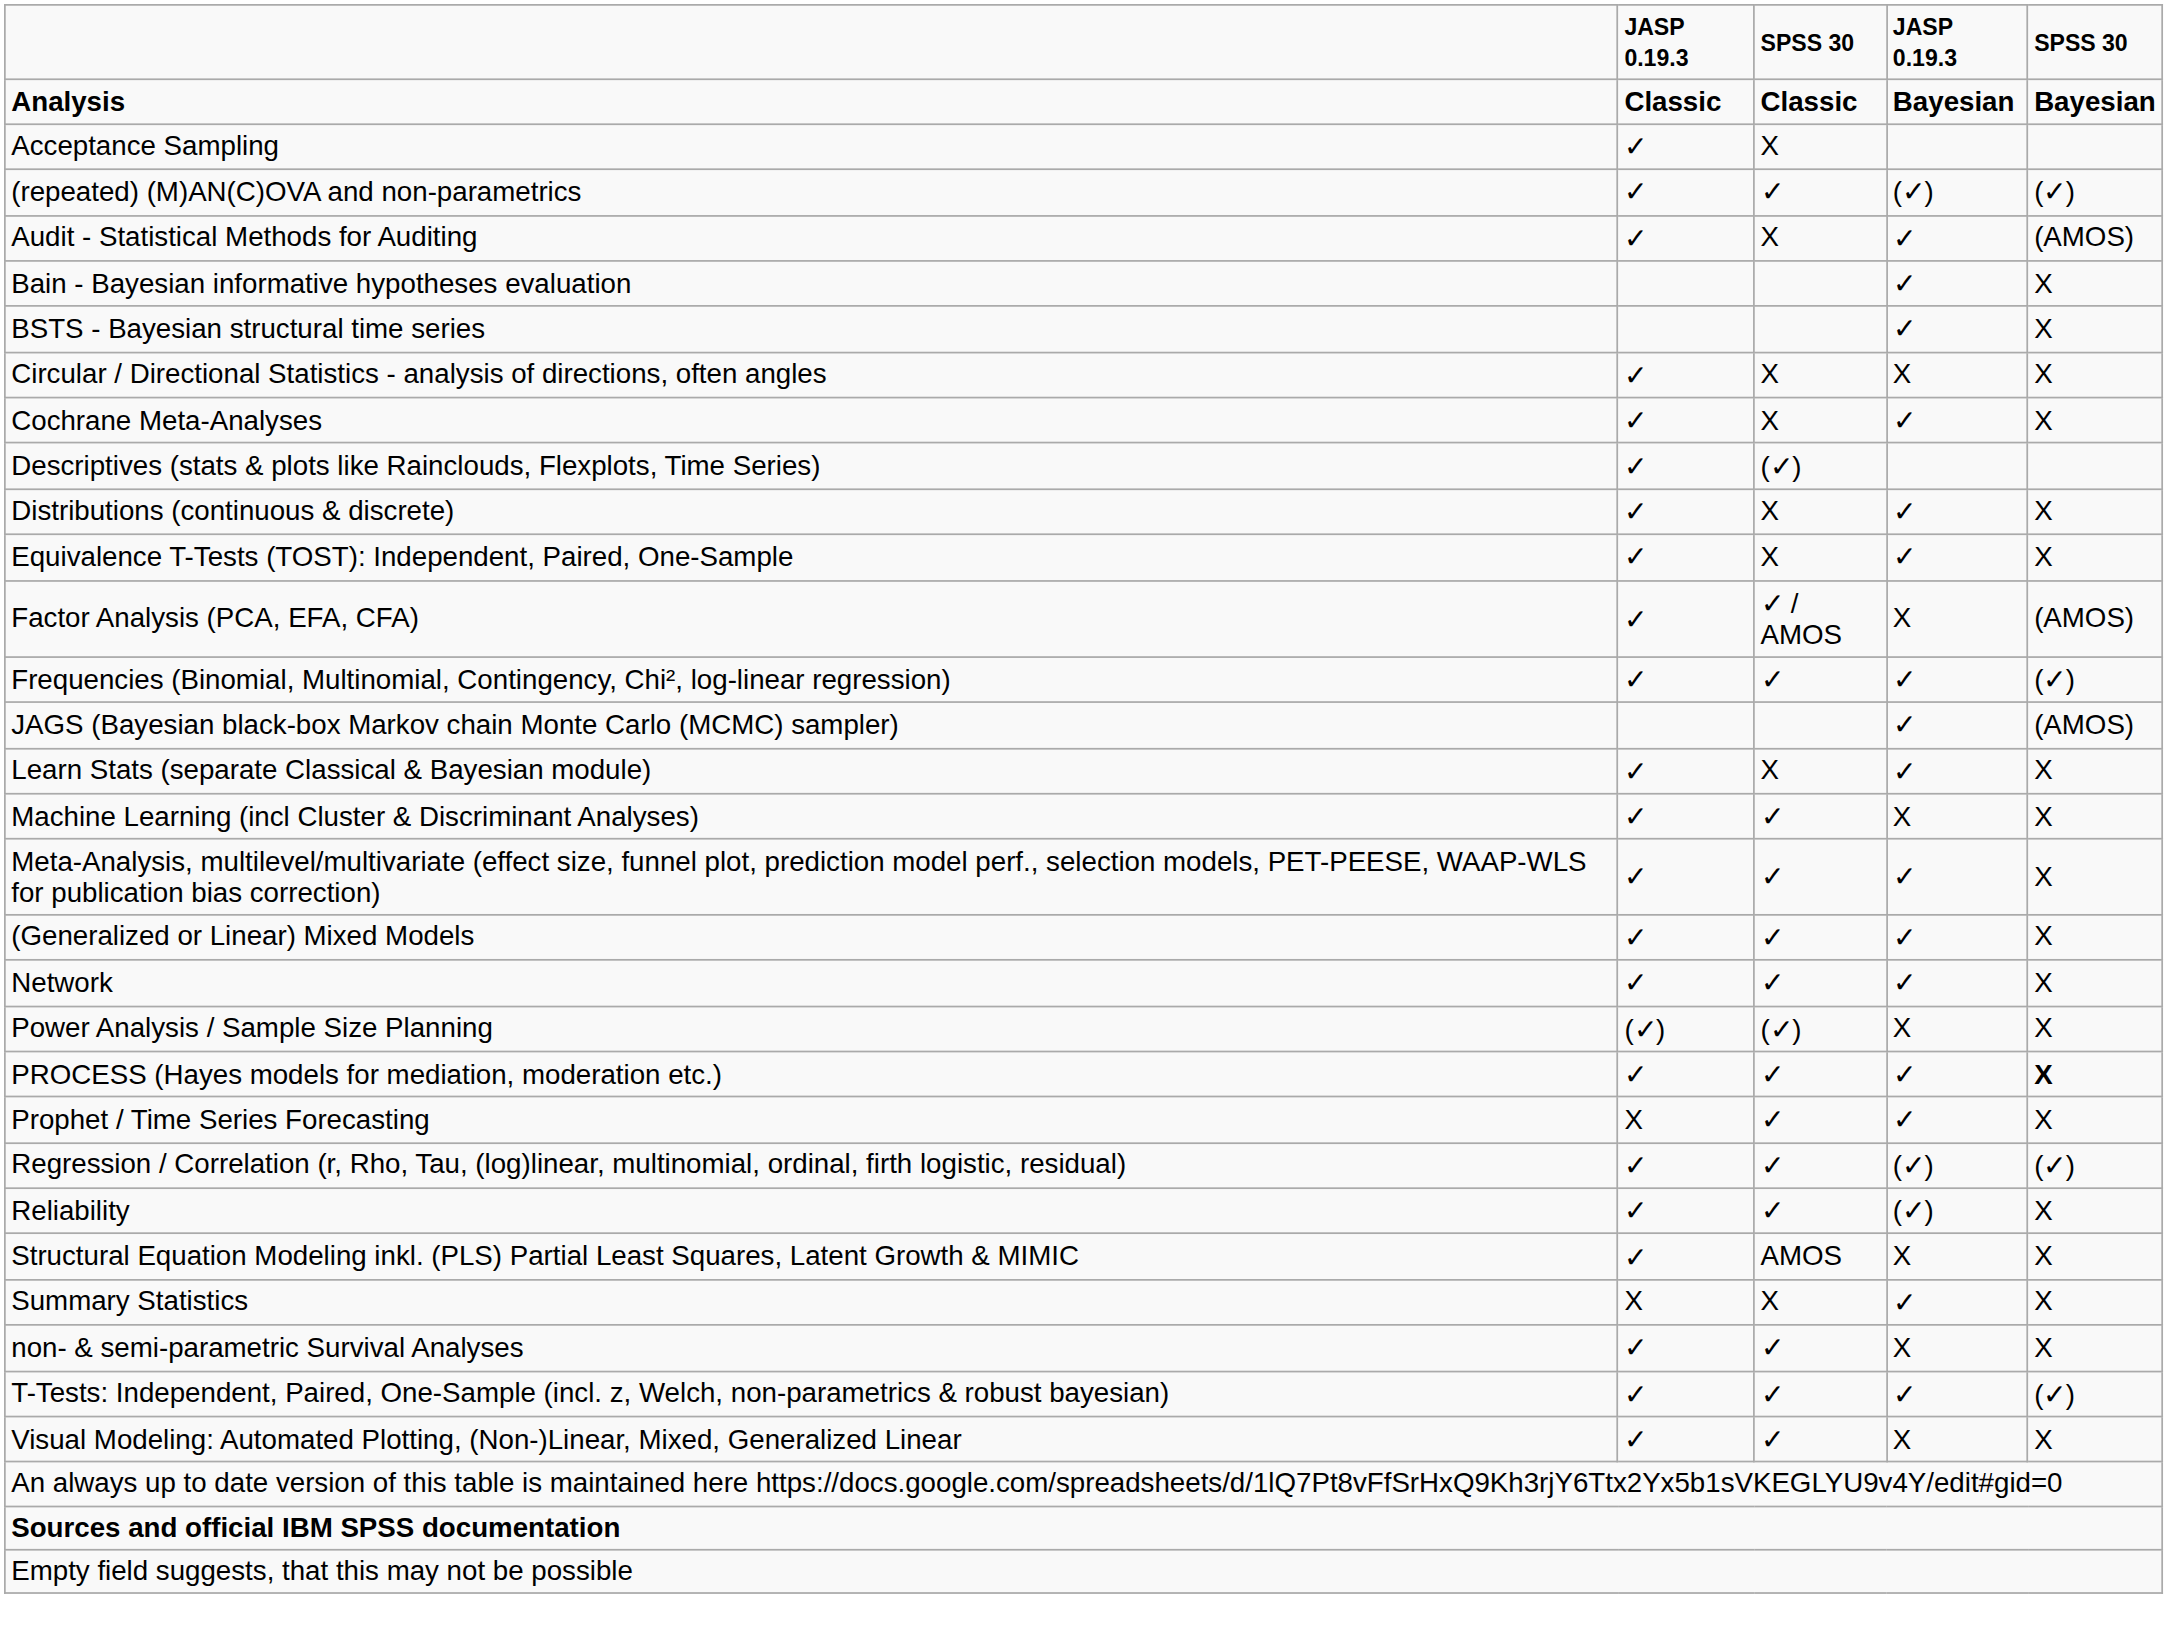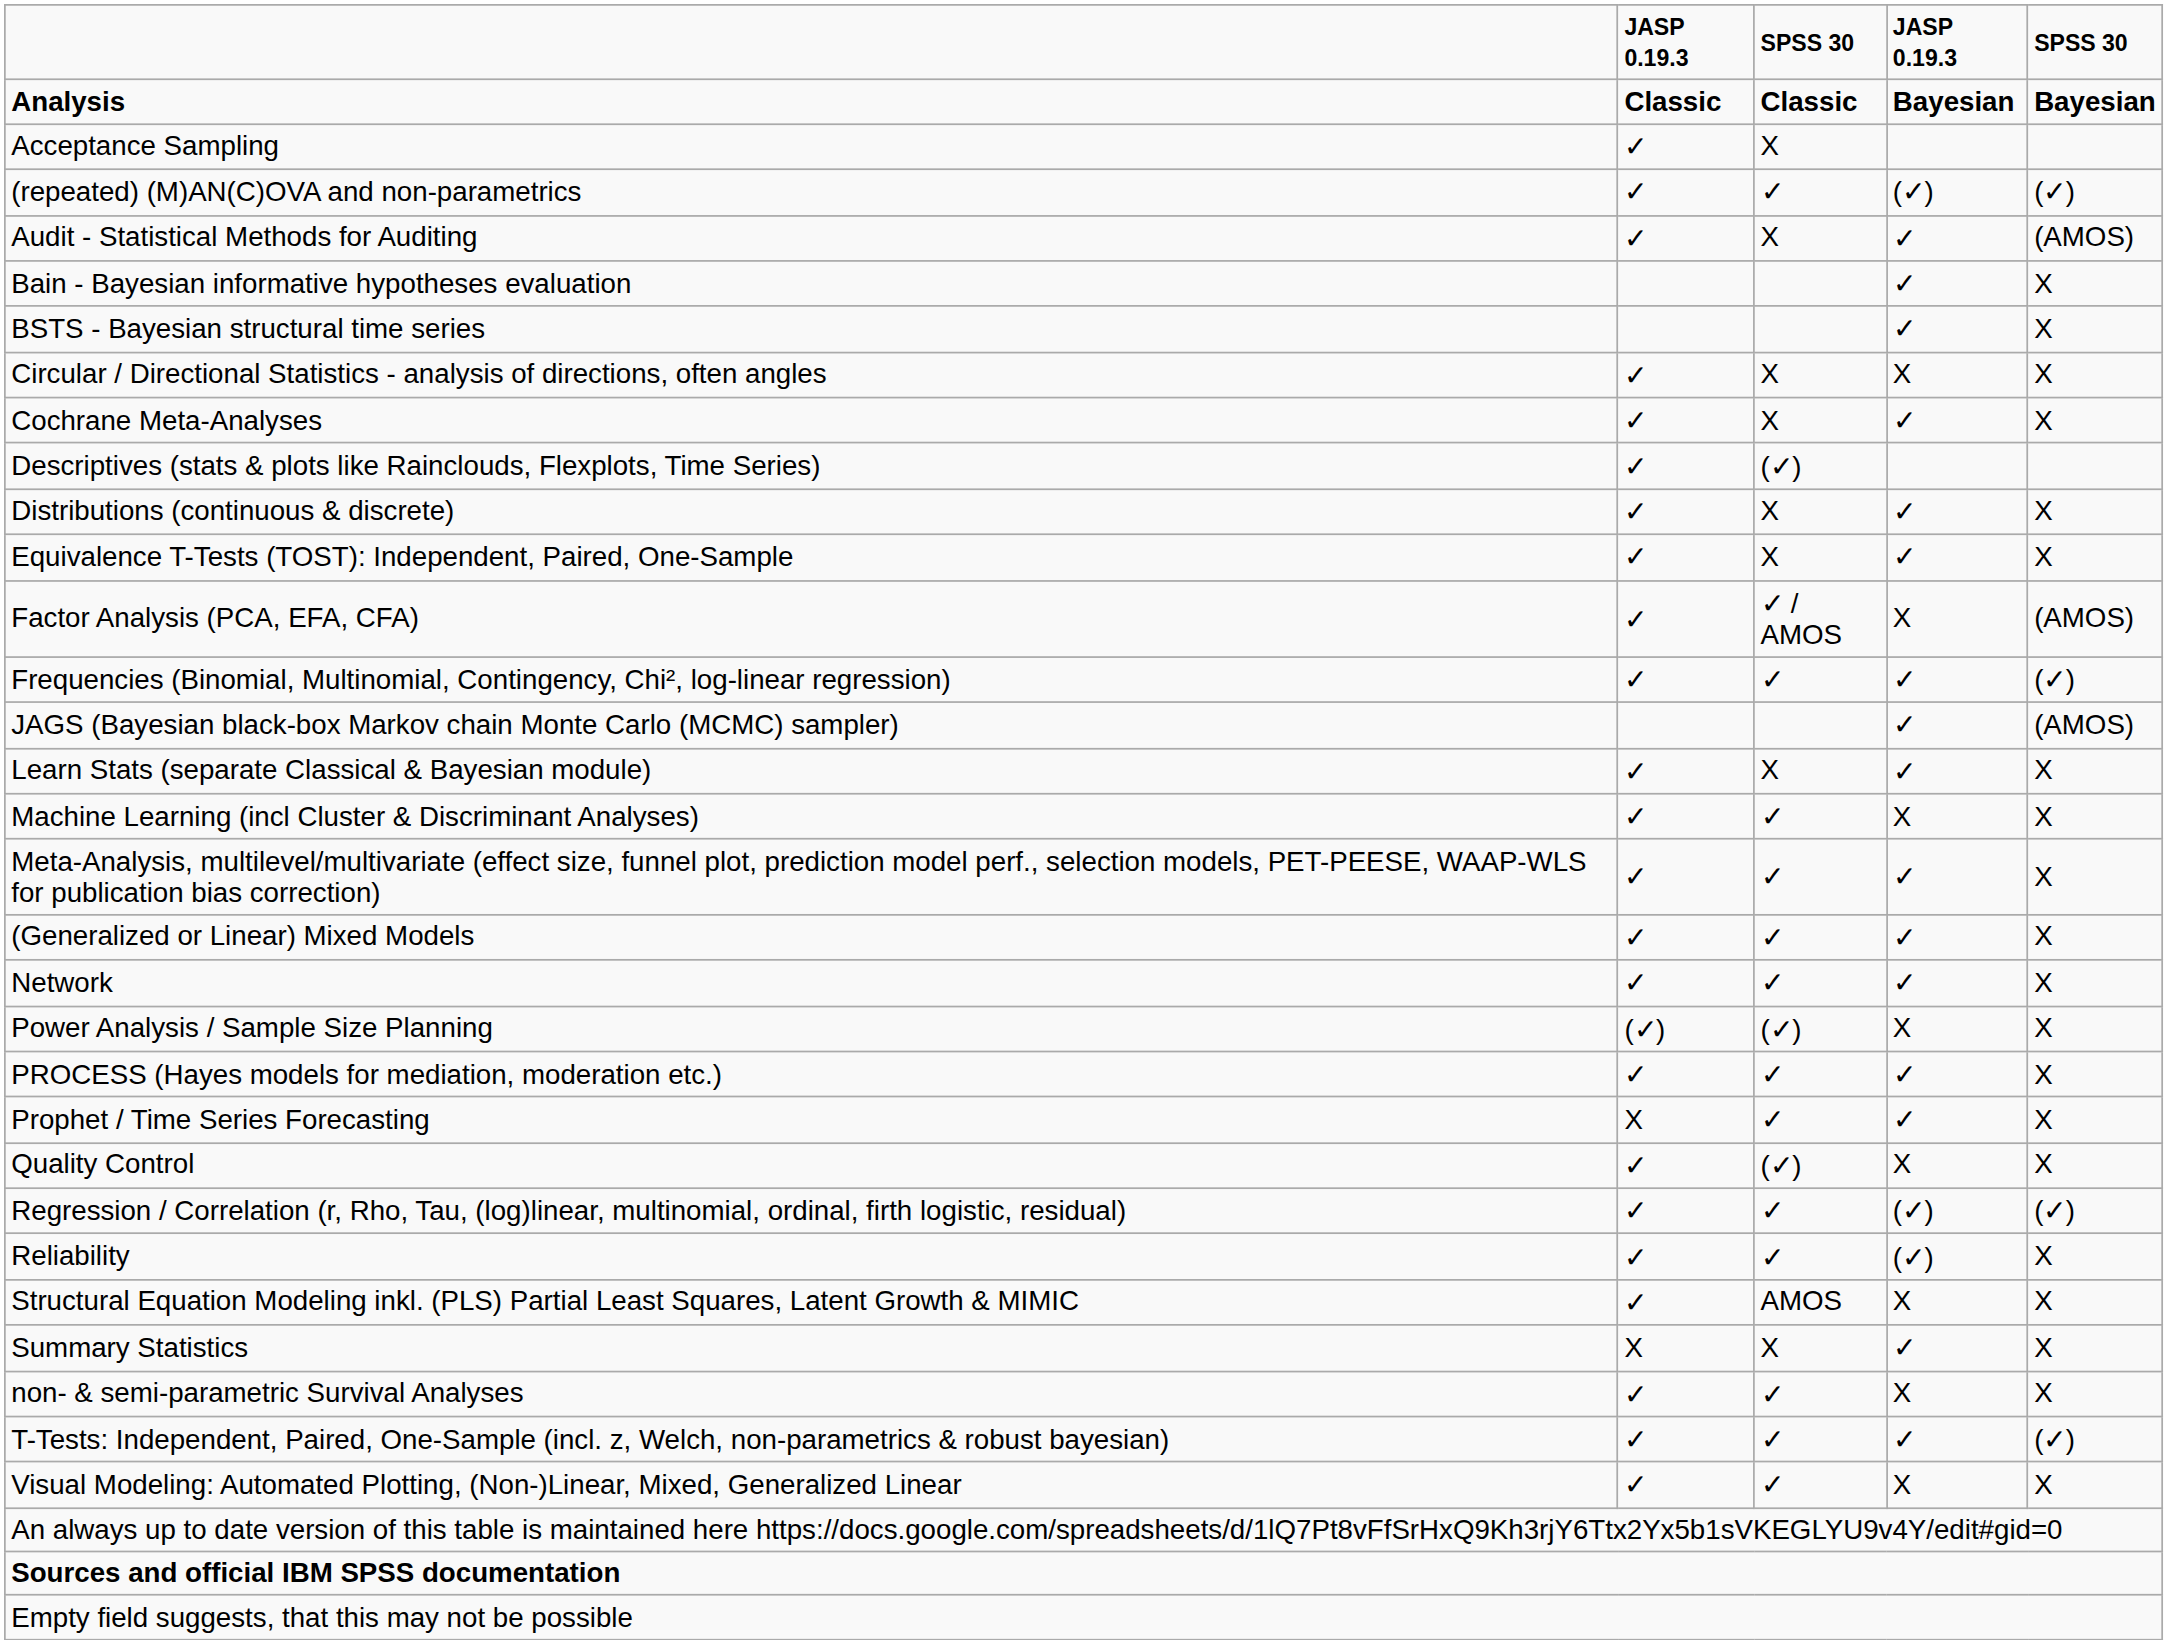(2043, 1073) bold -> (2043, 1073) normal
+ row: (103, 1165)
